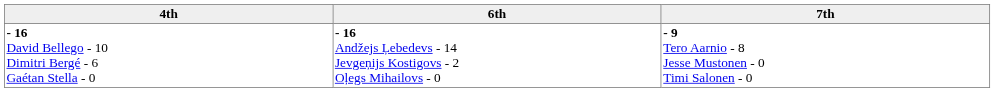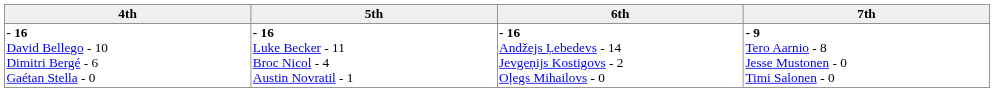+ column: (374, 14)
